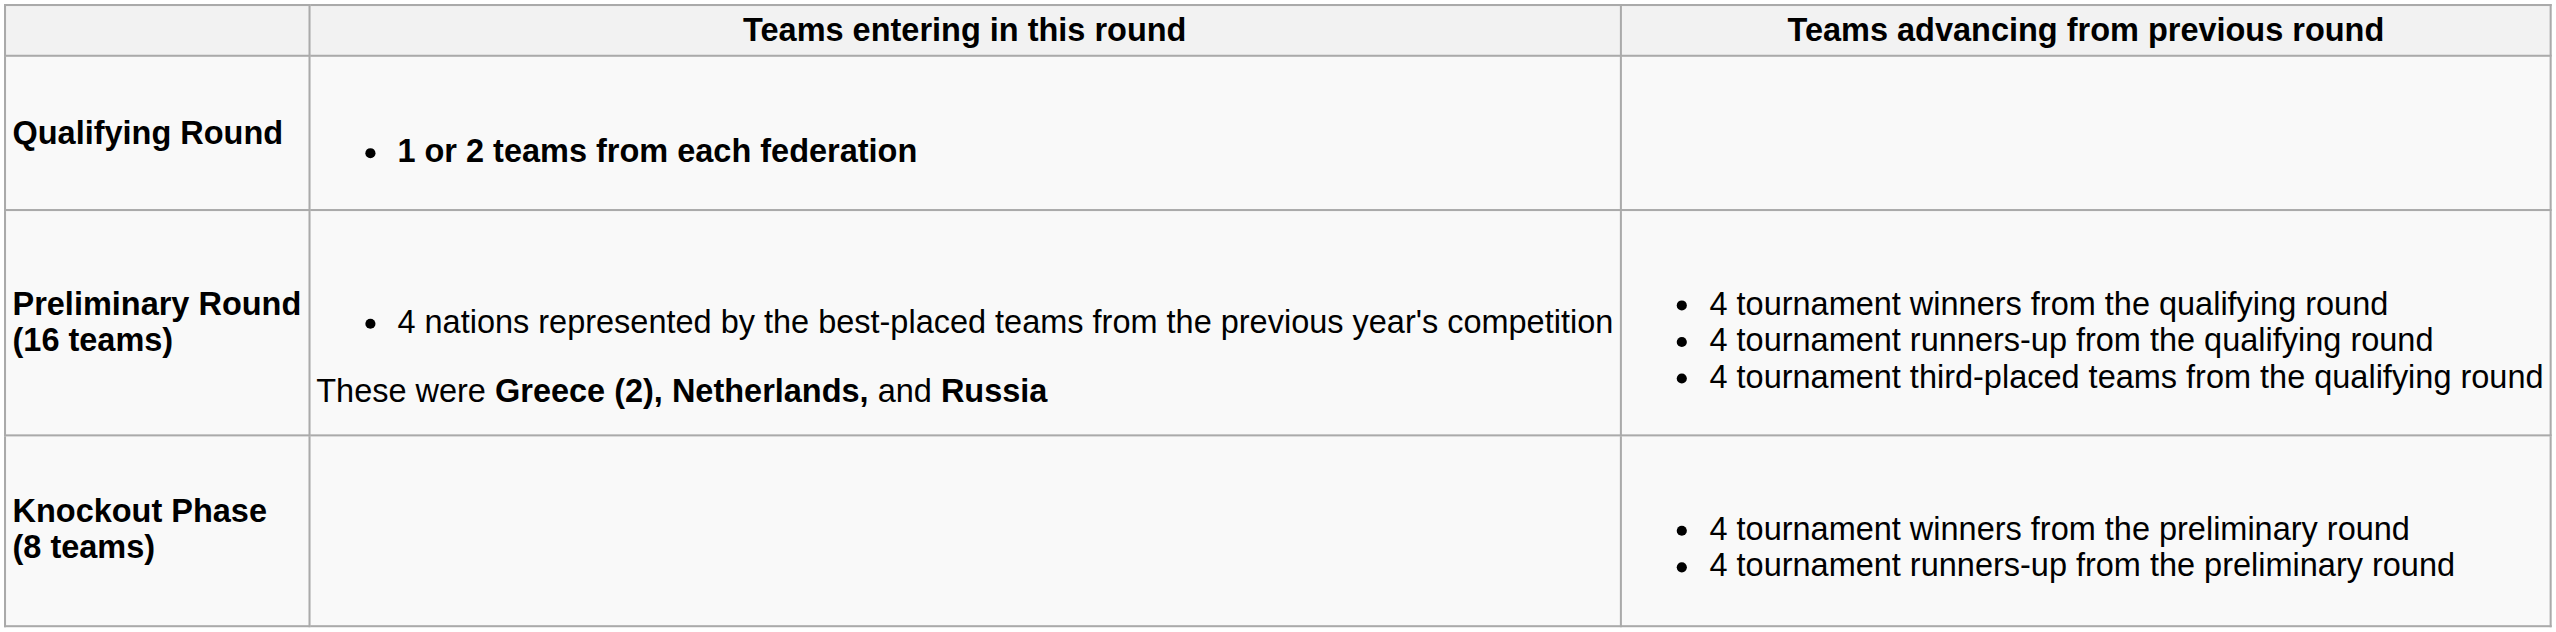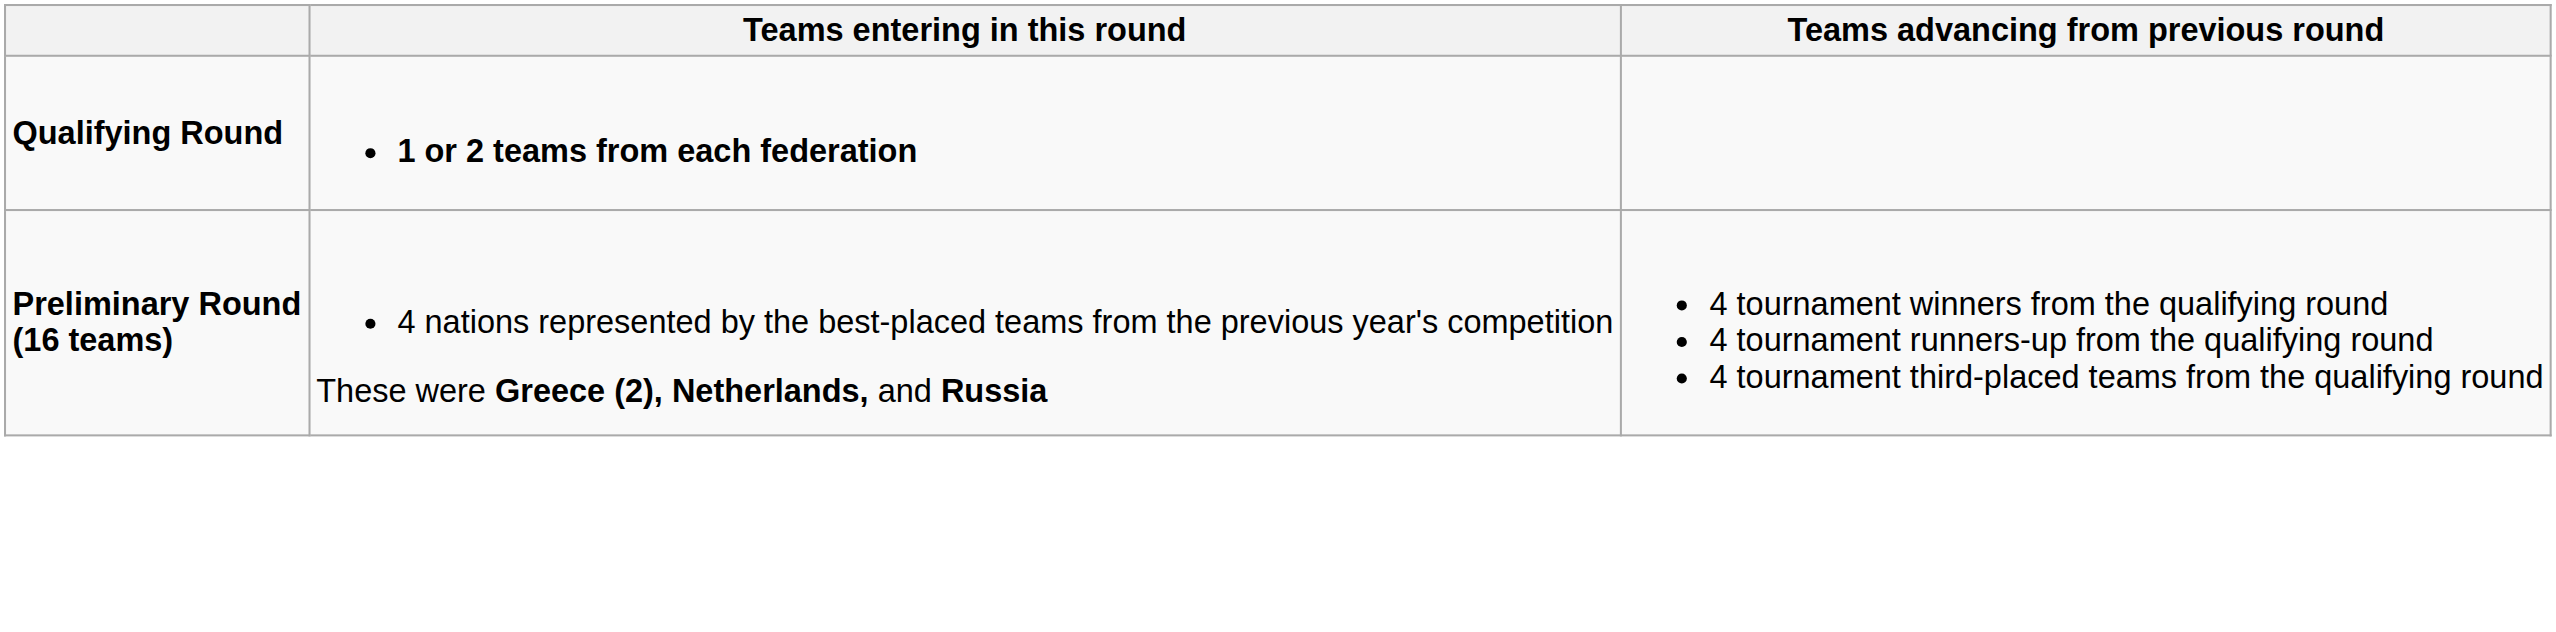- row: (140, 529)
